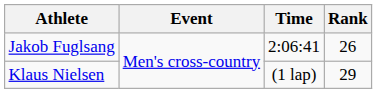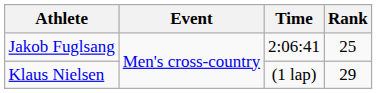(348, 46) 26 -> (348, 46) 25
